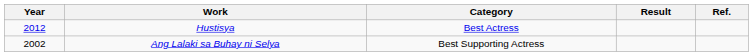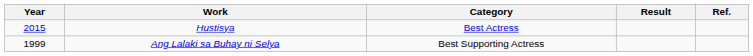(34, 28) 2012 -> (34, 28) 2015
(34, 43) 2002 -> (34, 43) 1999
